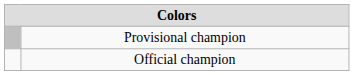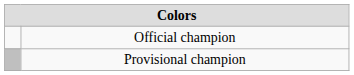rows swapped: (185, 37) <-> (185, 59)
